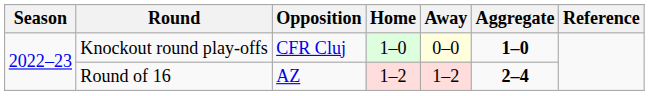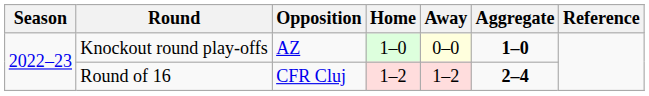(311, 47) CFR Cluj -> (288, 47) AZ
(288, 76) AZ -> (311, 76) CFR Cluj
